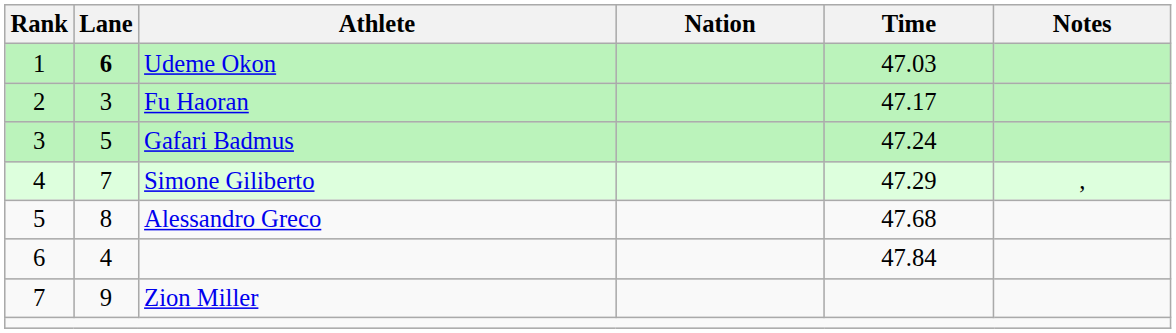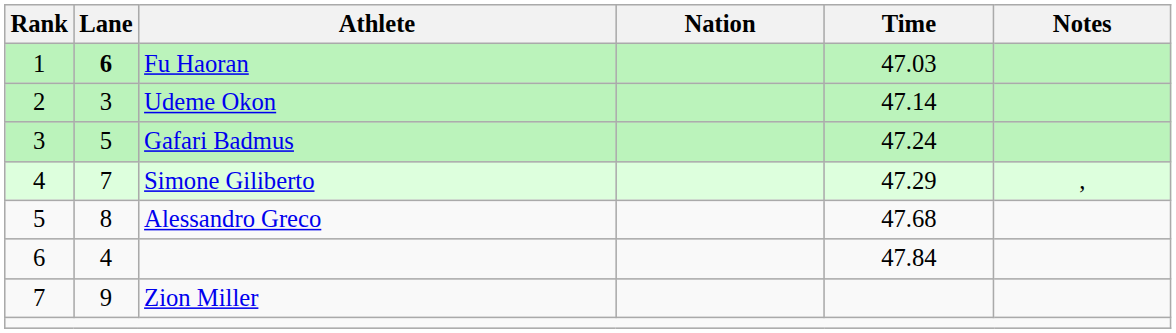(210, 63) Udeme Okon -> (196, 63) Fu Haoran
(196, 102) Fu Haoran -> (210, 102) Udeme Okon
(909, 102) 47.17 -> (909, 102) 47.14
